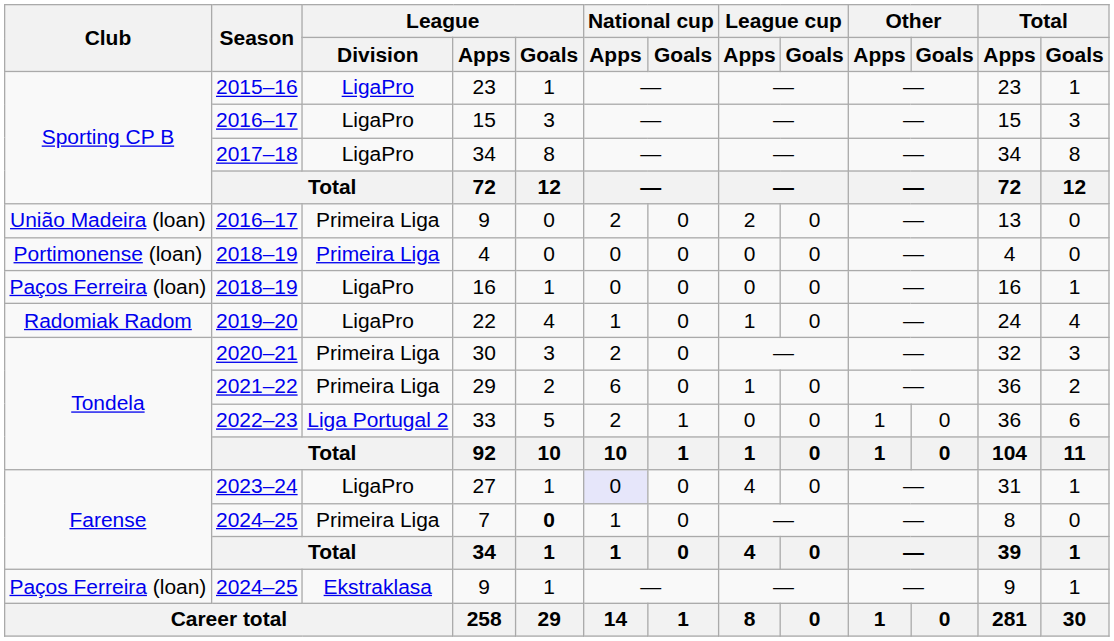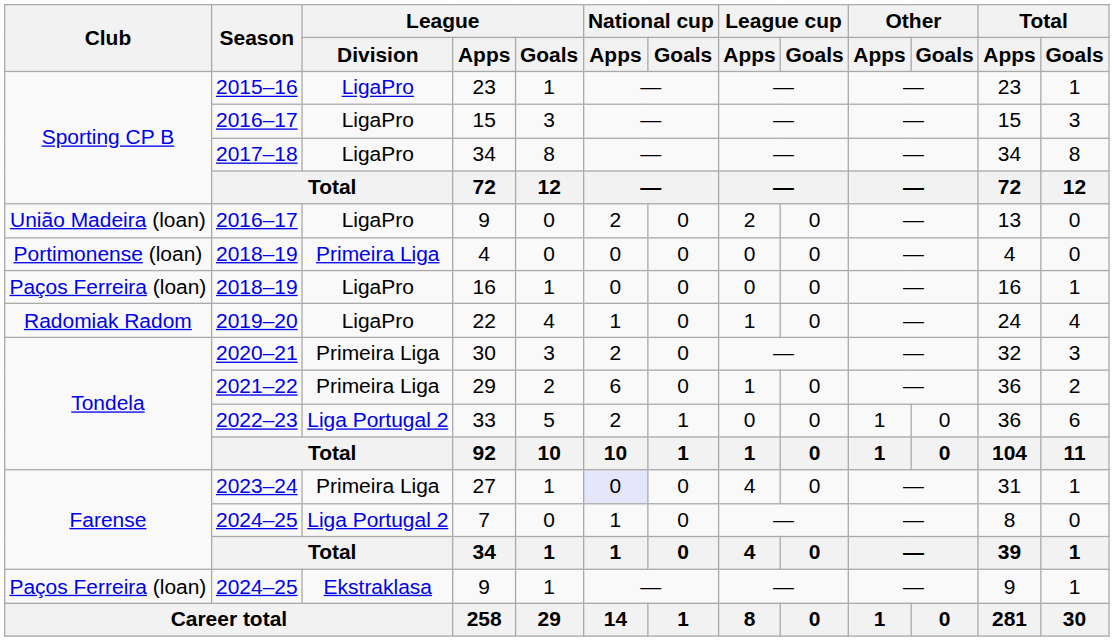(378, 220) Primeira Liga -> (378, 220) LigaPro
(378, 486) LigaPro -> (378, 486) Primeira Liga
(378, 519) Primeira Liga -> (378, 519) Liga Portugal 2
(549, 519) bold -> (549, 519) normal
